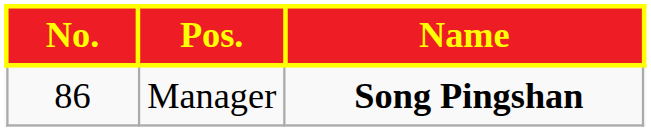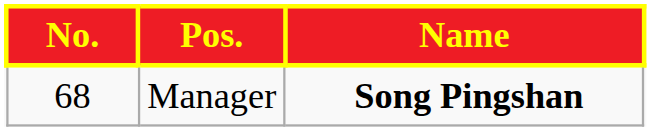(73, 95) 86 -> (73, 95) 68
